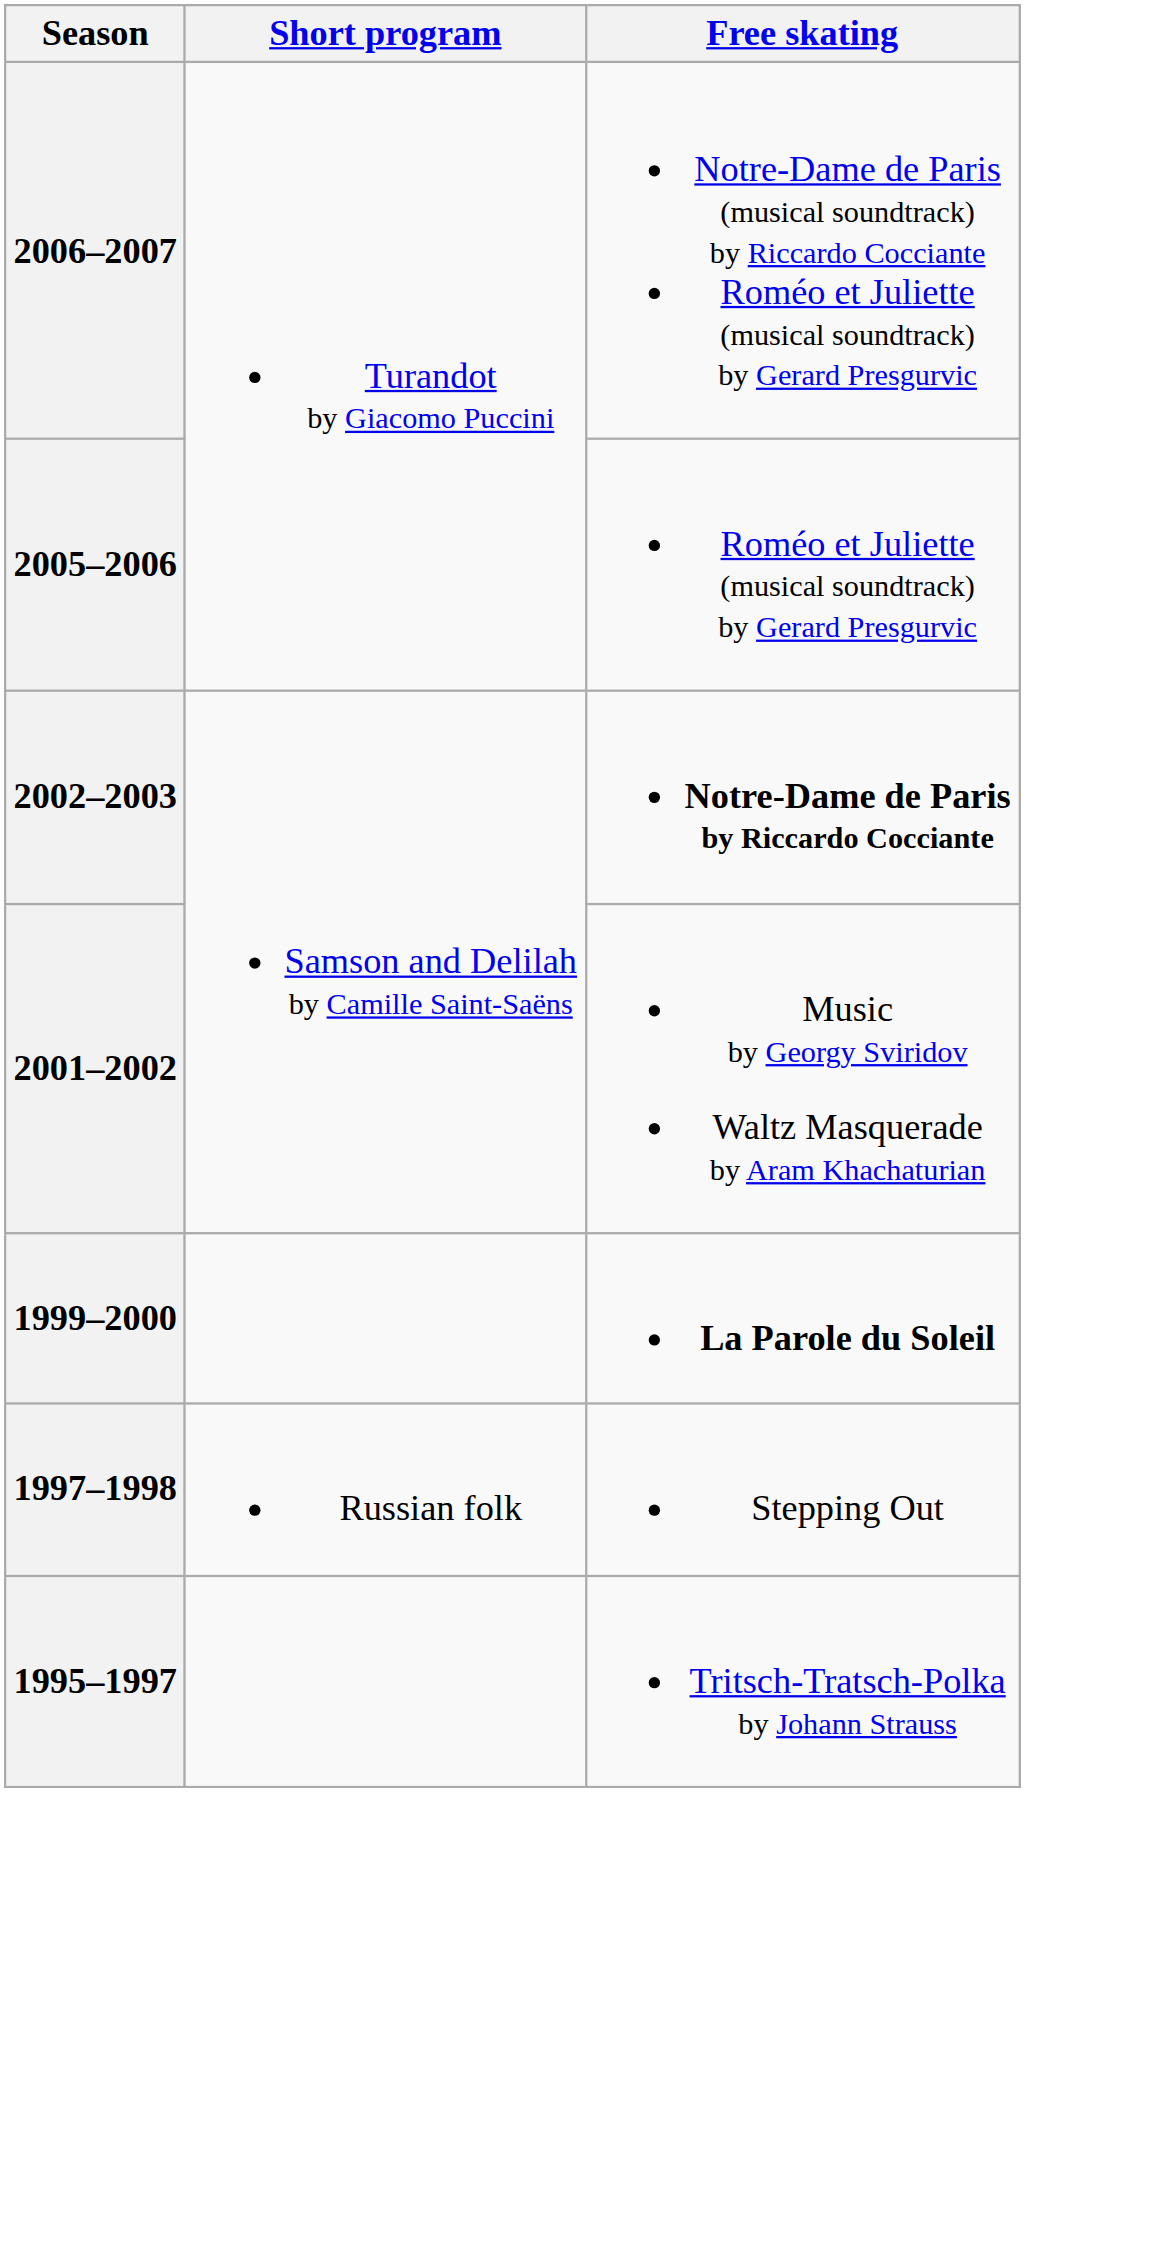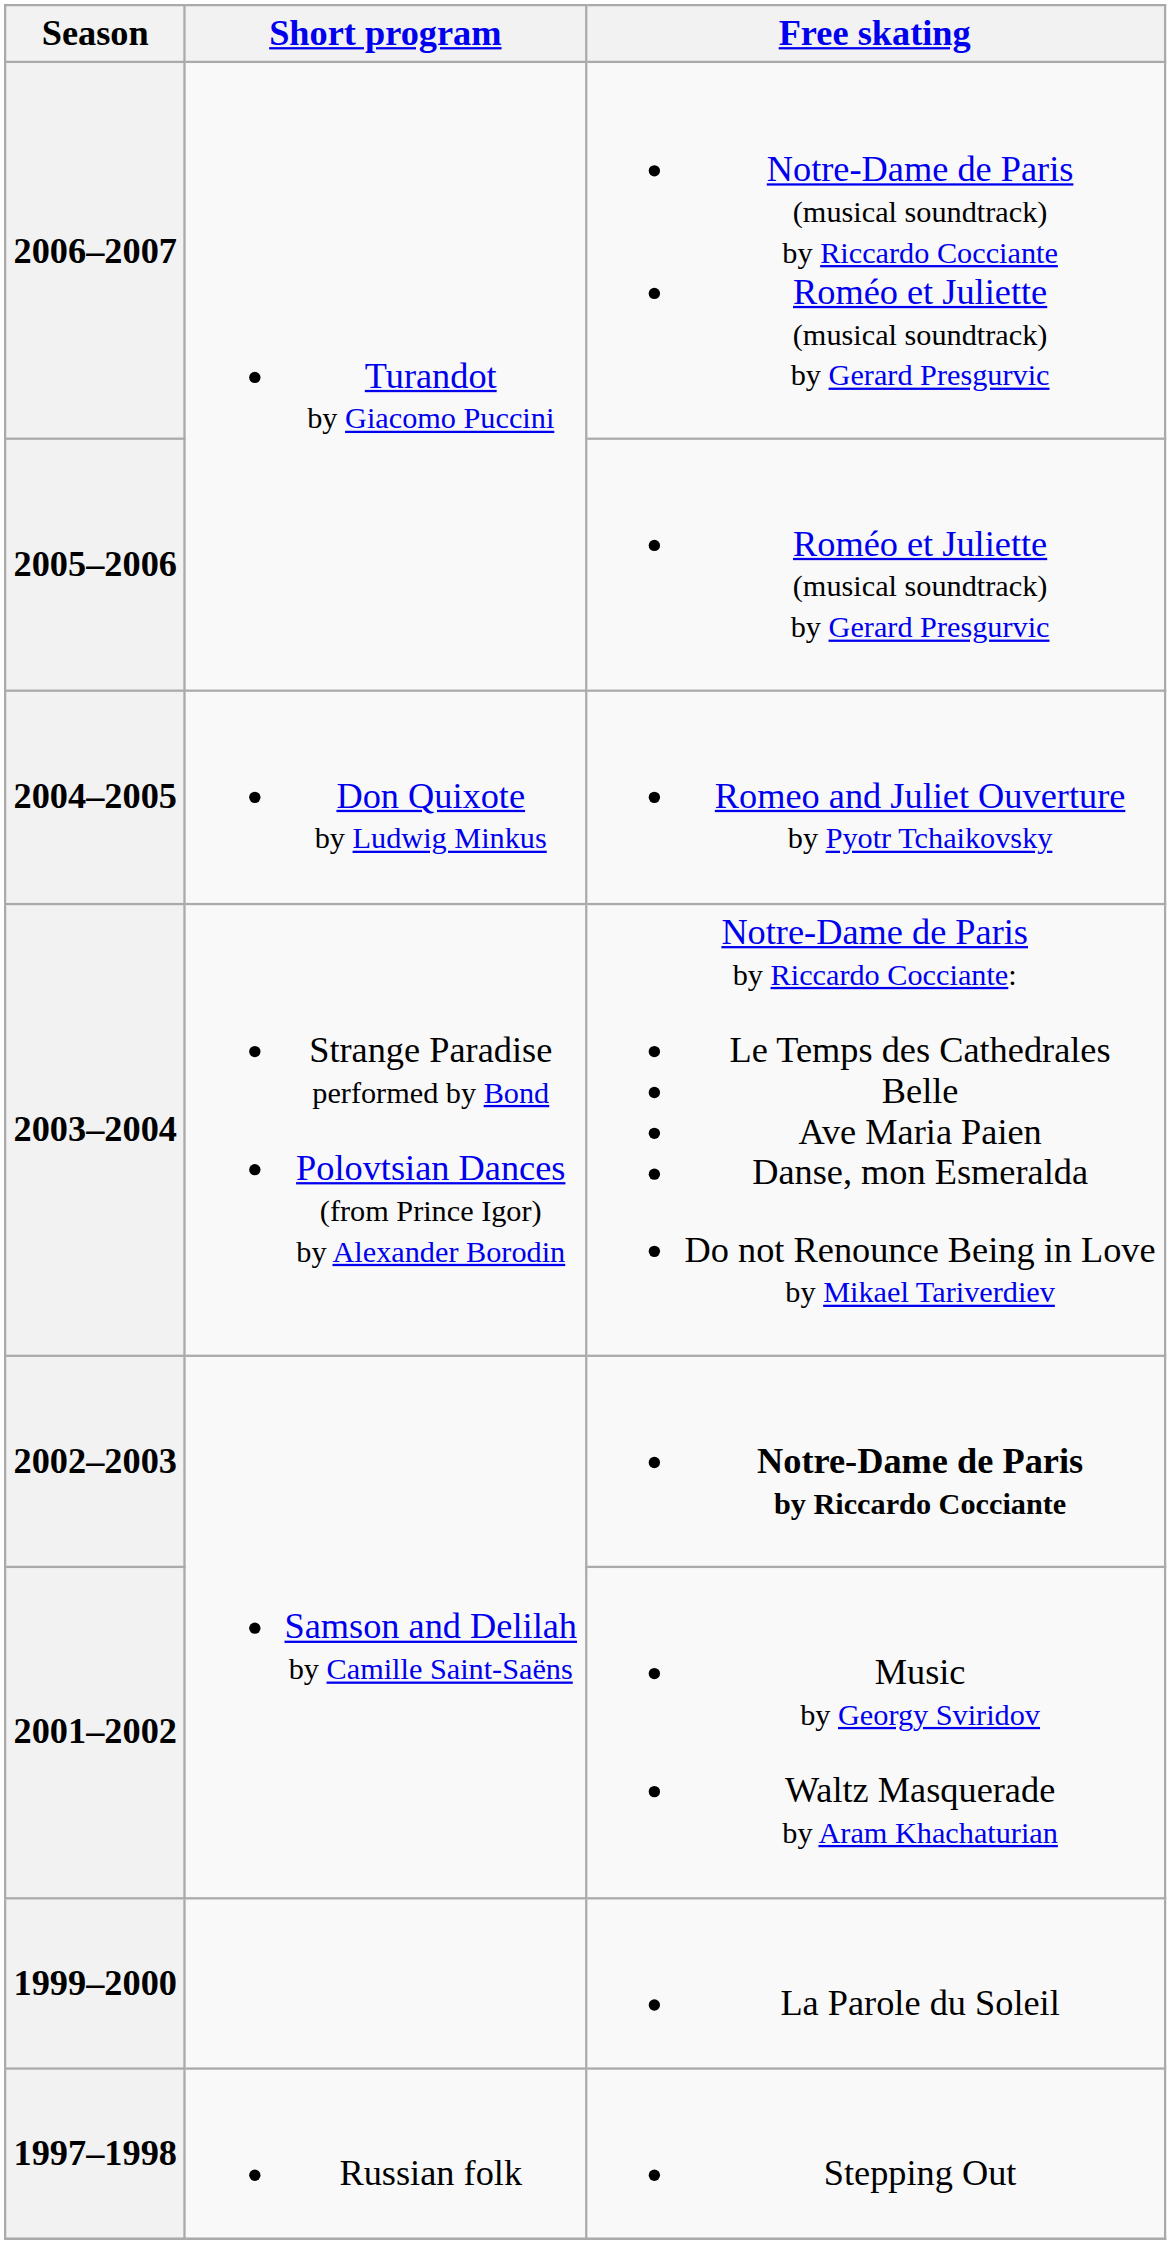+ row: (95, 796)
+ row: (95, 1128)
(802, 1339) bold -> (875, 2003) normal
- row: (95, 1680)
